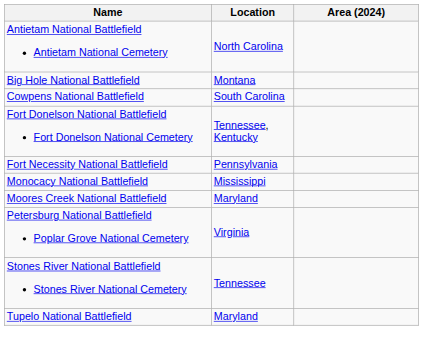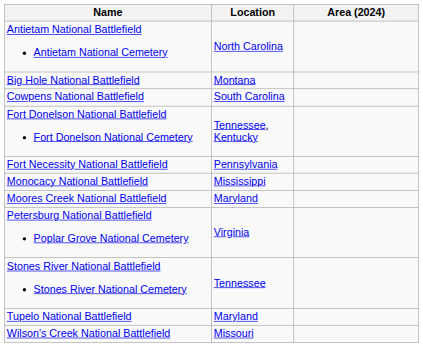+ row: (89, 334)
